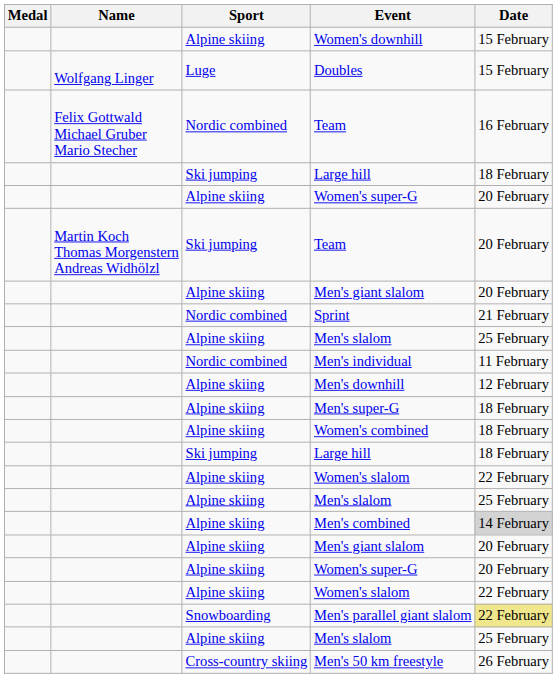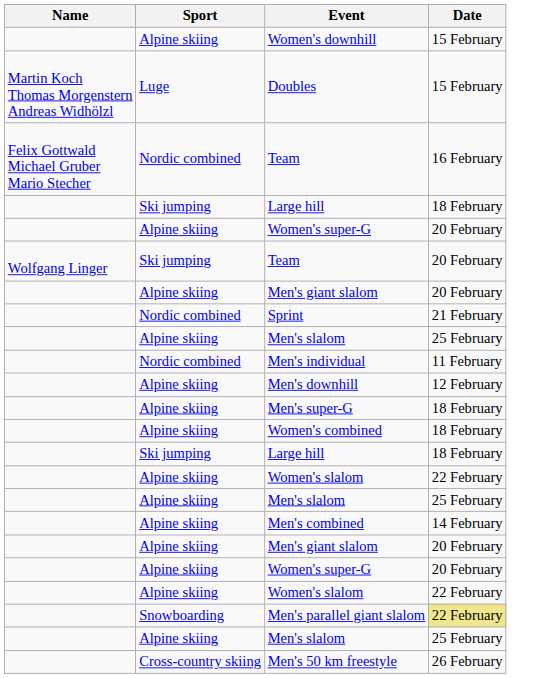- column: (28, 16)
(104, 78) Wolfgang Linger -> (70, 94) Martin Koch Thomas Morgenstern Andreas Widhölzl
(116, 252) Martin Koch Thomas Morgenstern Andreas Widhölzl -> (58, 269) Wolfgang Linger
(514, 523) lightgrey background -> (467, 523) no background
